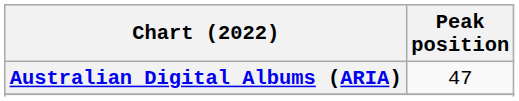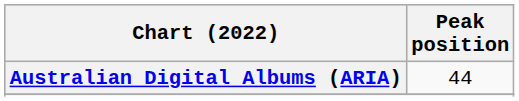(460, 78) 47 -> (460, 78) 44
